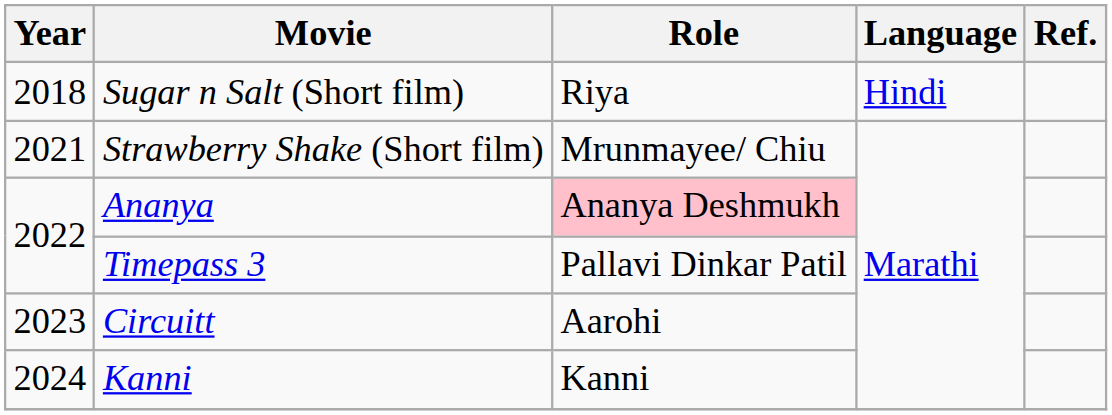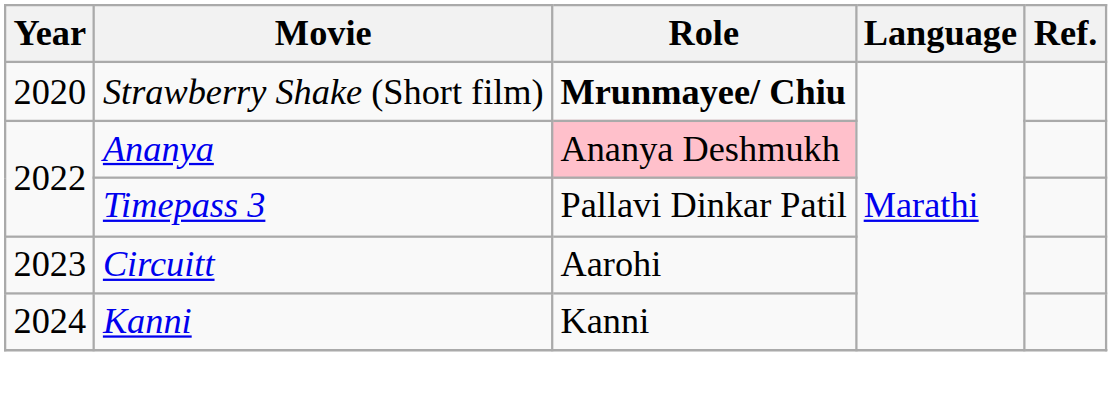- row: (283, 90)
(50, 148) 2021 -> (50, 90) 2020
(693, 148) normal -> (703, 90) bold
